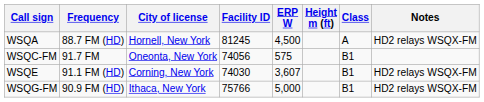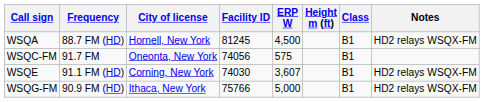(345, 40) A -> (348, 40) B1
